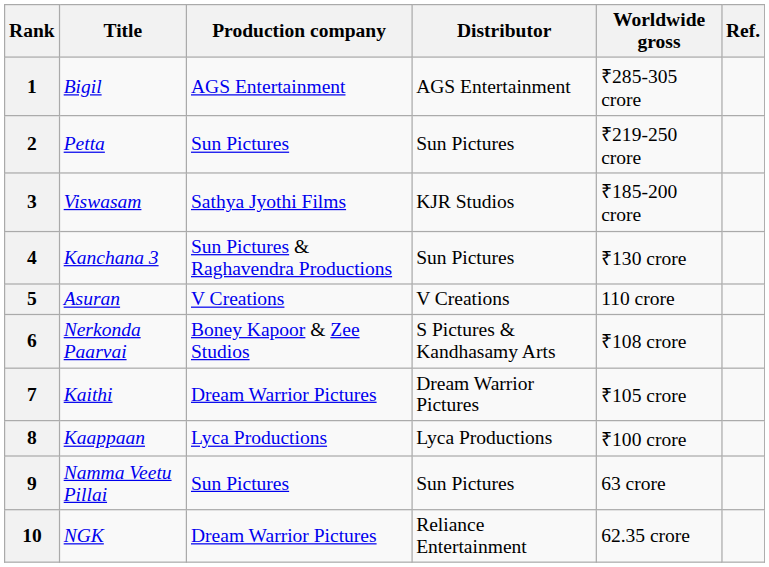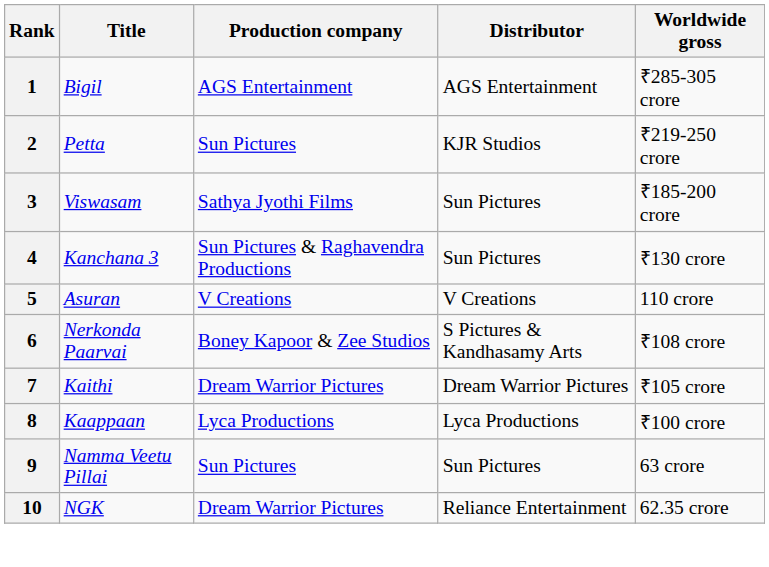- column: (743, 30)
(465, 144) Sun Pictures -> (492, 144) KJR Studios
(465, 201) KJR Studios -> (492, 201) Sun Pictures
